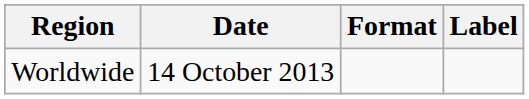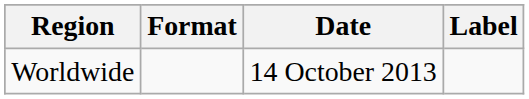columns swapped: (241, 26) <-> (392, 26)
